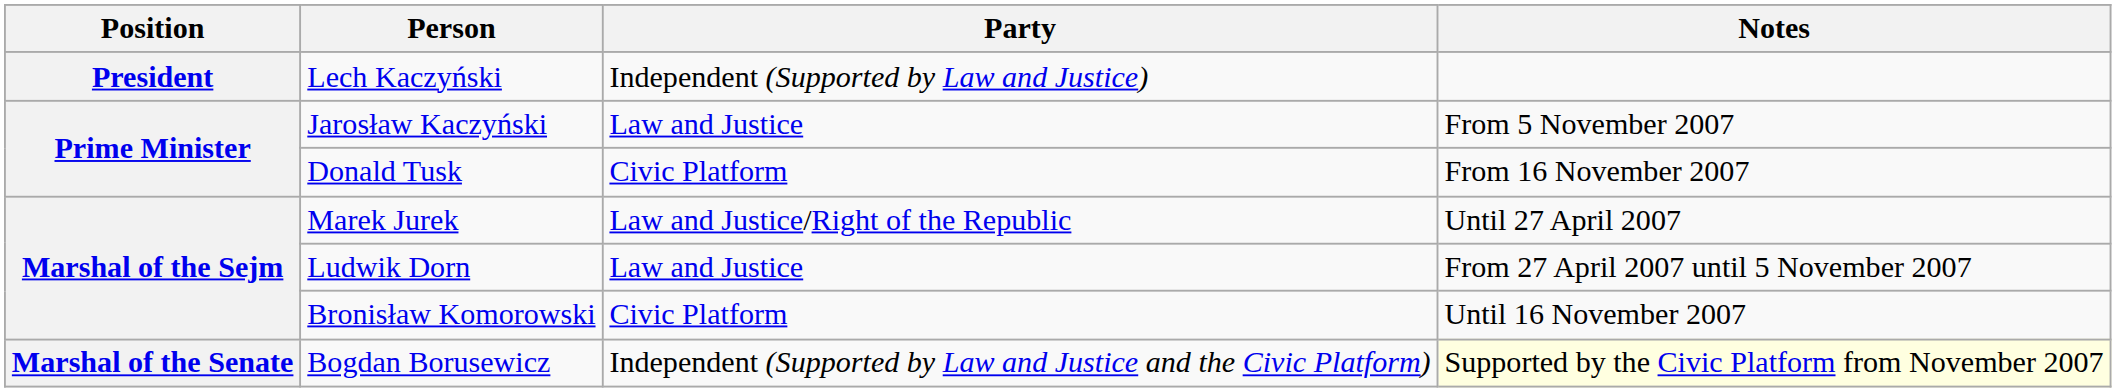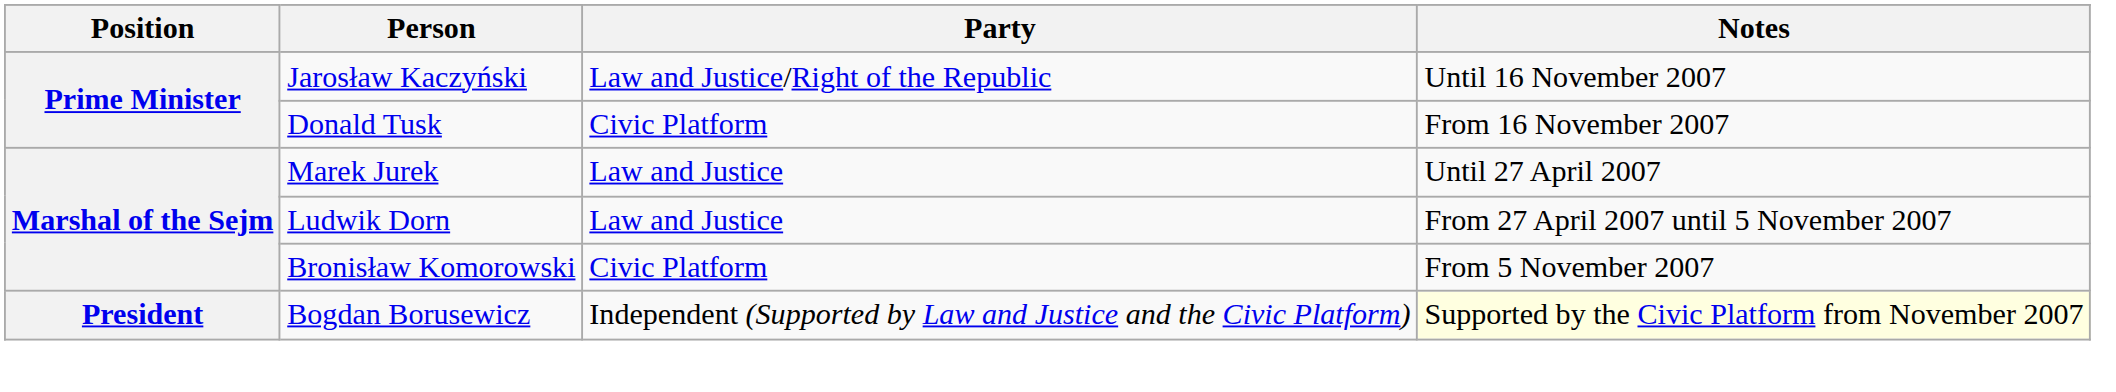- row: (405, 76)
(706, 123) Law and Justice -> (820, 76) Law and Justice/Right of the Republic
(1589, 123) From 5 November 2007 -> (1575, 76) Until 16 November 2007
(840, 219) Law and Justice/Right of the Republic -> (686, 171) Law and Justice
(1595, 314) Until 16 November 2007 -> (1569, 266) From 5 November 2007
(153, 362) Marshal of the Senate -> (143, 314) President
